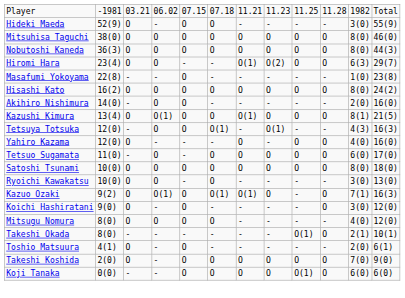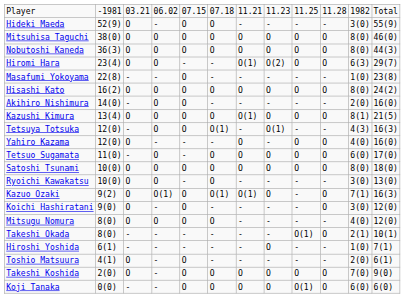(163, 116) O(1) -> (156, 116) O
+ row: (43, 247)
